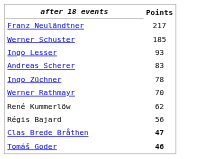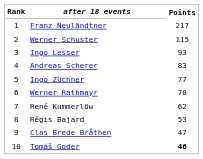+ column: (16, 12)
(160, 39) 185 -> (182, 39) 115
(160, 79) 78 -> (182, 79) 77
(160, 120) 56 -> (182, 120) 53
(160, 133) bold -> (182, 133) normal
